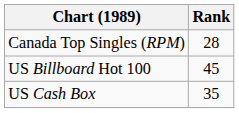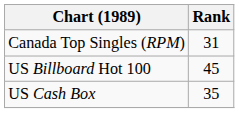(211, 42) 28 -> (211, 42) 31
